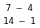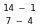rows swapped: (19, 8) <-> (19, 21)
